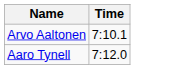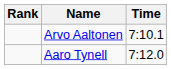+ column: (23, 14)
